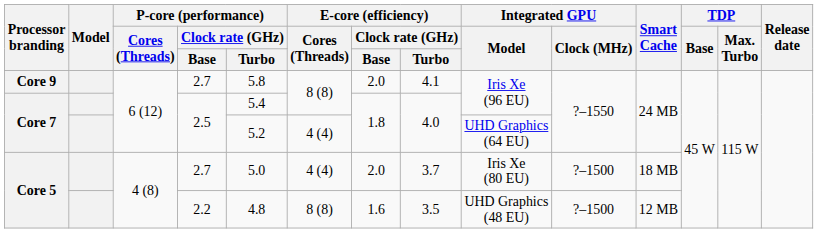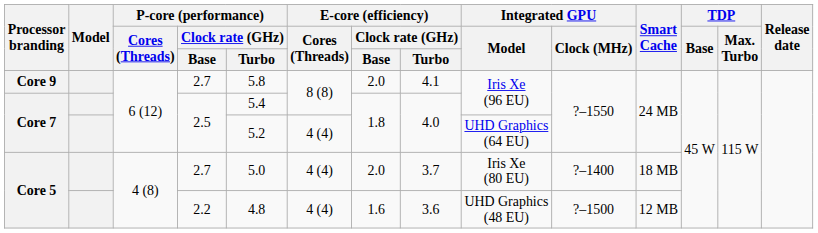(594, 171) ?–1500 -> (594, 171) ?–1400
(320, 209) 8 (8) -> (320, 209) 4 (4)
(431, 209) 3.5 -> (431, 209) 3.6
